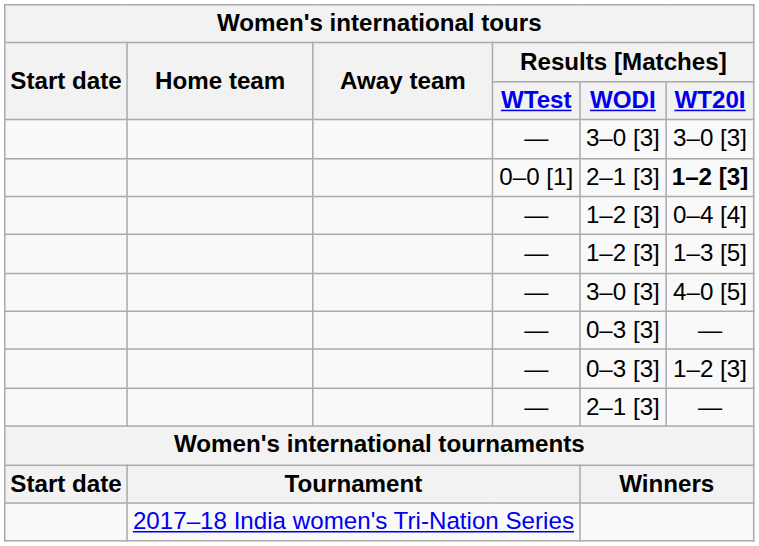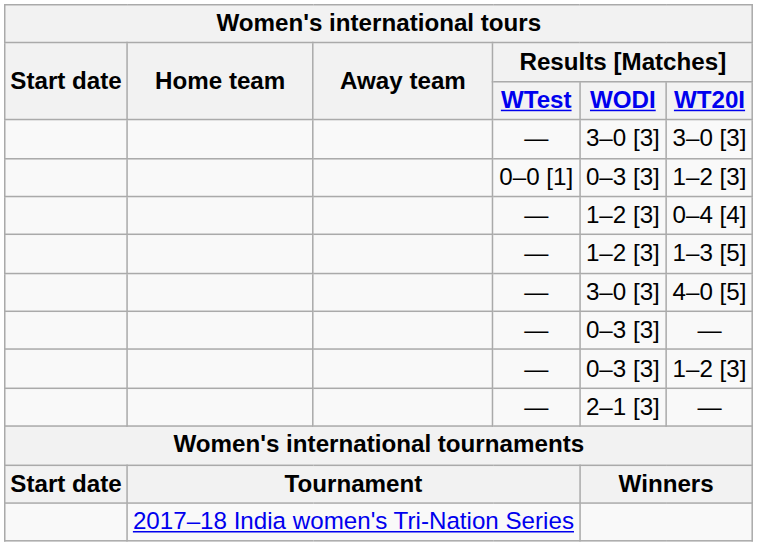(623, 176) 2–1 [3] -> (623, 176) 0–3 [3]
(710, 176) bold -> (710, 176) normal
